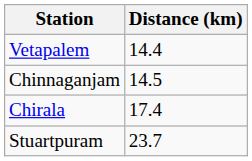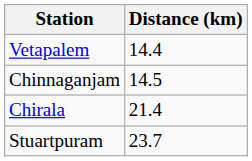(145, 110) 17.4 -> (145, 110) 21.4
